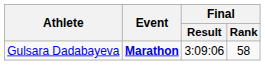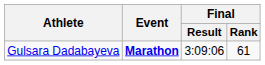(244, 51) 58 -> (244, 51) 61
